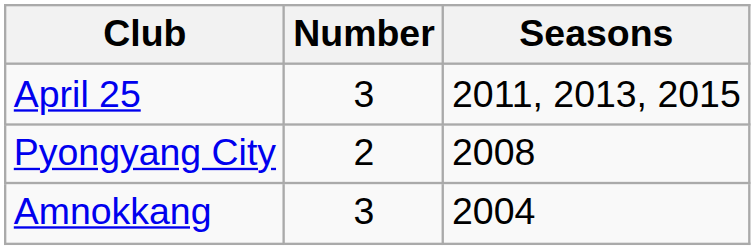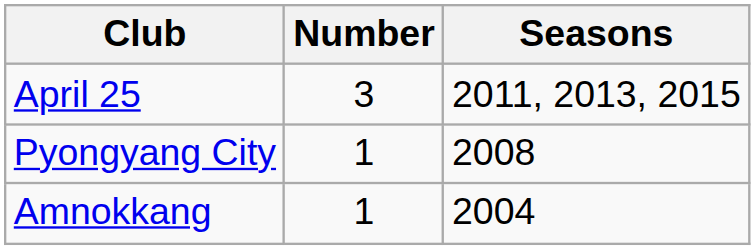(364, 152) 2 -> (364, 152) 1
(364, 212) 3 -> (364, 212) 1
